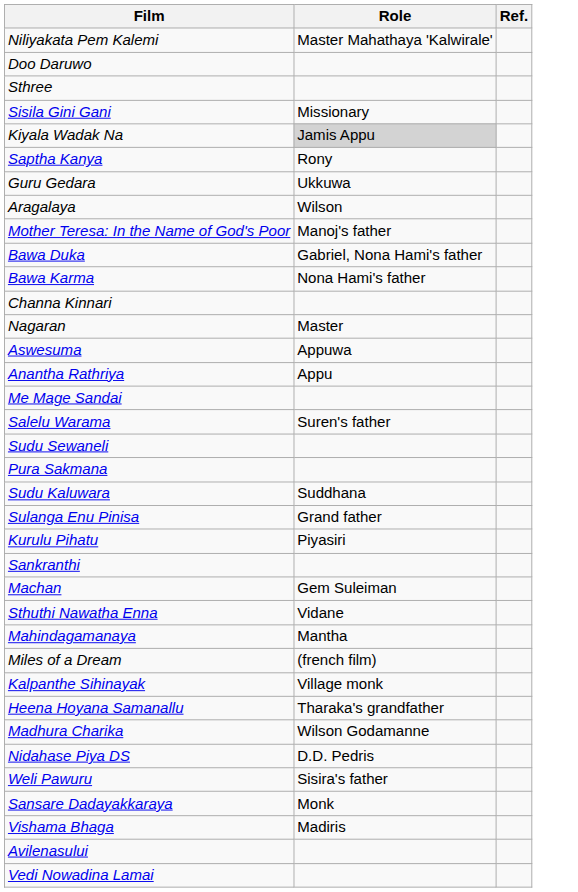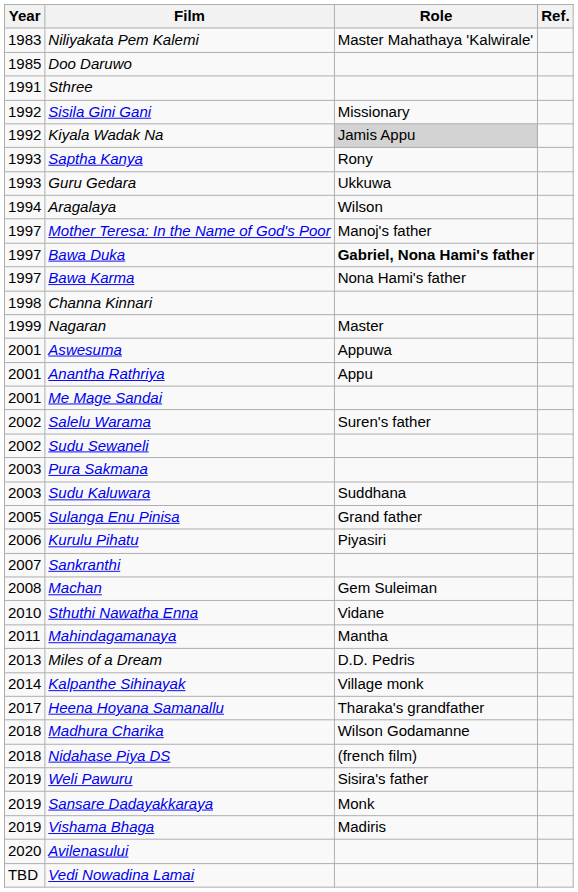+ column: (25, 16)
(390, 254) normal -> (436, 254) bold
(337, 660) (french film) -> (376, 660) D.D. Pedris
(336, 755) D.D. Pedris -> (377, 755) (french film)
